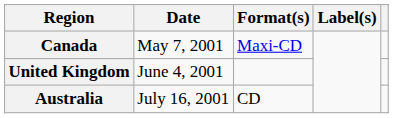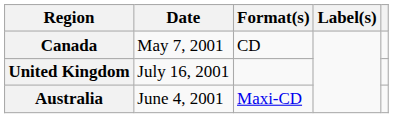(270, 44) Maxi-CD -> (249, 44) CD
(180, 71) June 4, 2001 -> (183, 71) July 16, 2001
(183, 98) July 16, 2001 -> (180, 98) June 4, 2001
(249, 98) CD -> (270, 98) Maxi-CD
